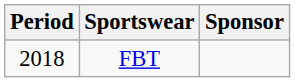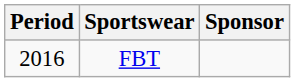(42, 58) 2018 -> (42, 58) 2016
